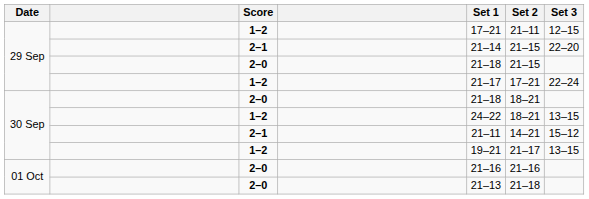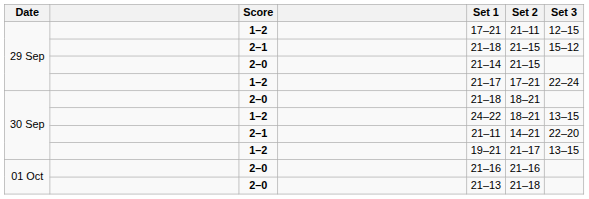(486, 47) 21–14 -> (486, 47) 21–18
(564, 47) 22–20 -> (564, 47) 15–12
(486, 64) 21–18 -> (486, 64) 21–14
(564, 133) 15–12 -> (564, 133) 22–20
